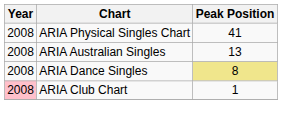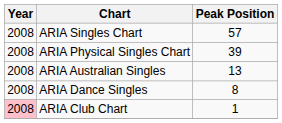+ row: (91, 33)
(235, 33) 41 -> (235, 52) 39
(235, 71) khaki background -> (235, 90) no background
